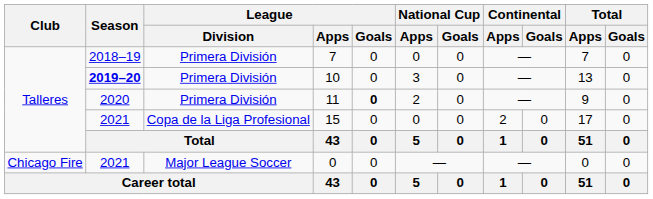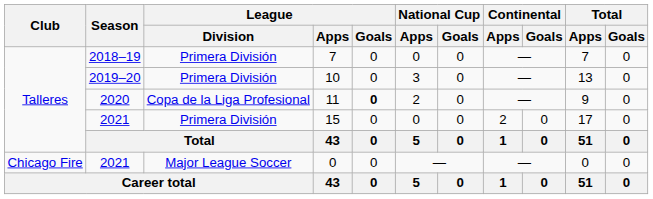(115, 78) bold -> (115, 78) normal
(228, 99) Primera División -> (228, 99) Copa de la Liga Profesional
(228, 120) Copa de la Liga Profesional -> (228, 120) Primera División
